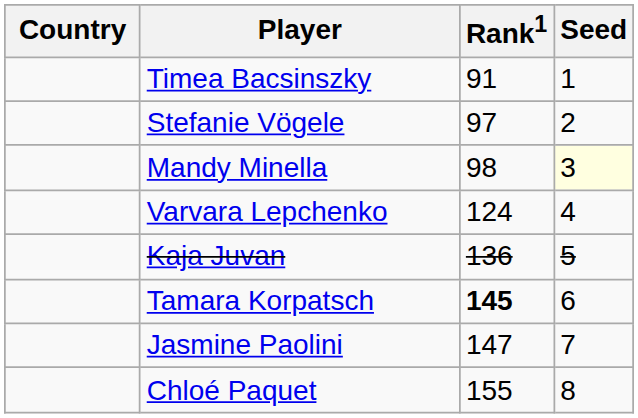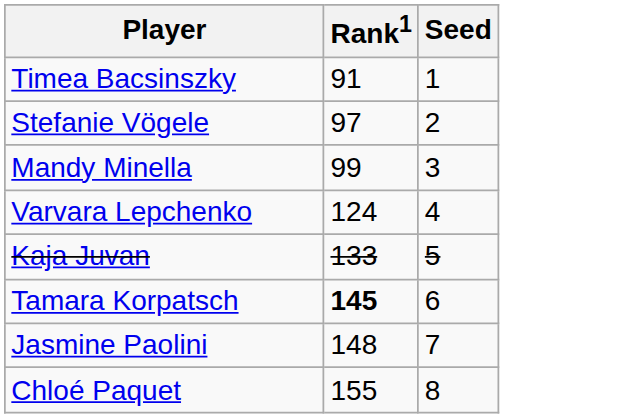- column: (73, 30)
(481, 167) 98 -> (346, 167) 99
(568, 167) lightyellow background -> (433, 167) no background
(489, 256) 136 -> (354, 256) 133
(489, 345) 147 -> (354, 345) 148
